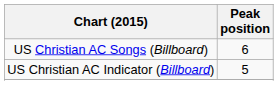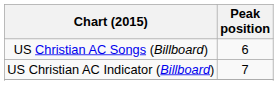(245, 69) 5 -> (245, 69) 7
